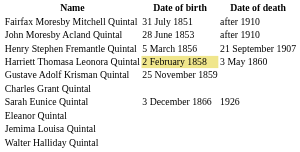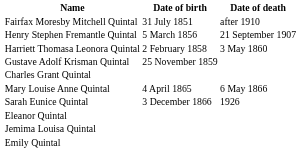- row: (64, 35)
(175, 62) khaki background -> (175, 48) no background
+ row: (57, 89)
- row: (52, 142)
+ row: (33, 142)
